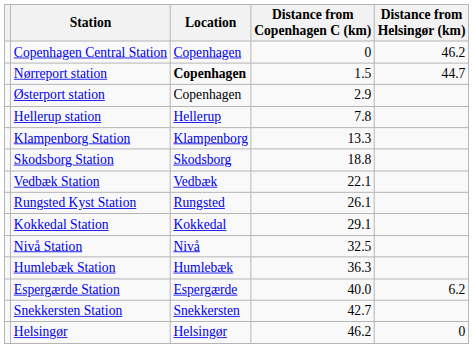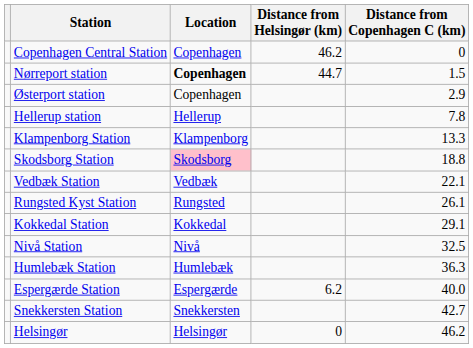columns swapped: (313, 22) <-> (422, 22)
(202, 159) no background -> (202, 159) pink background
